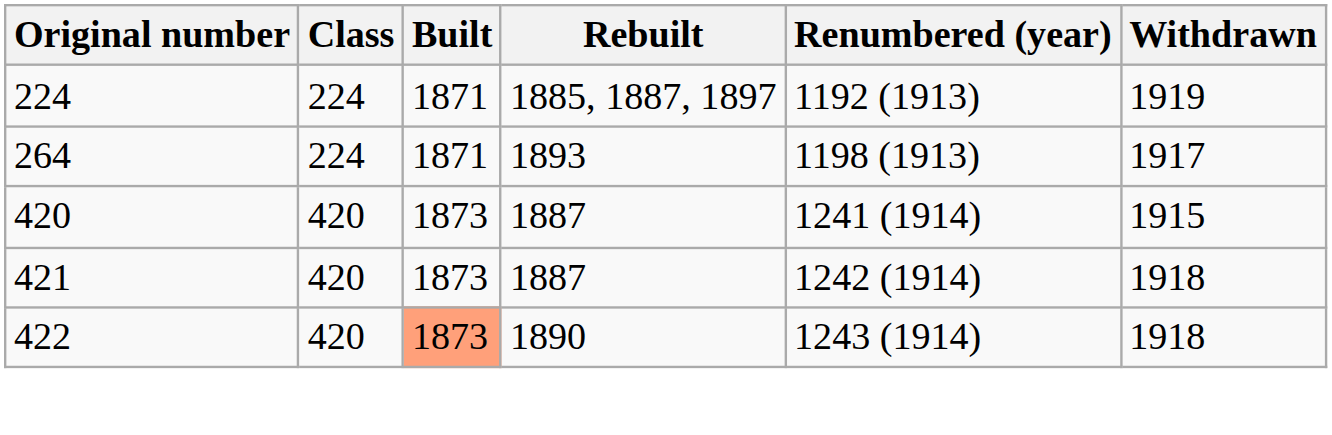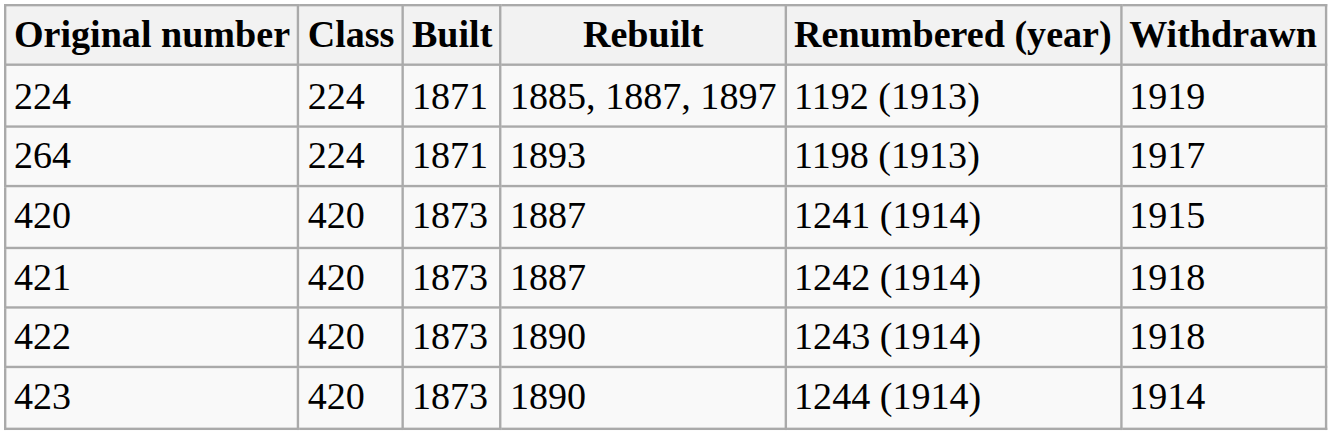(450, 336) lightsalmon background -> (450, 336) no background
+ row: (43, 397)
